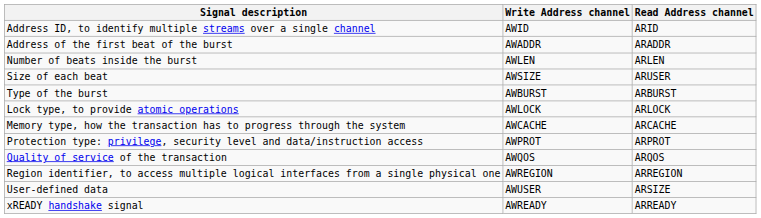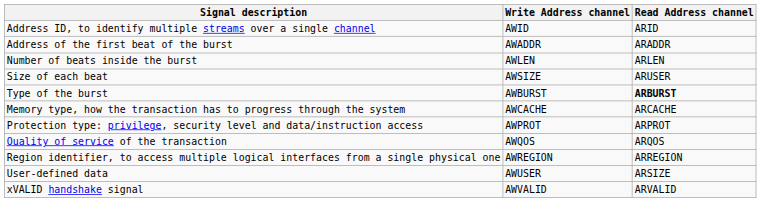(656, 93) normal -> (656, 93) bold
- row: (123, 109)
+ row: (75, 190)
- row: (75, 206)
